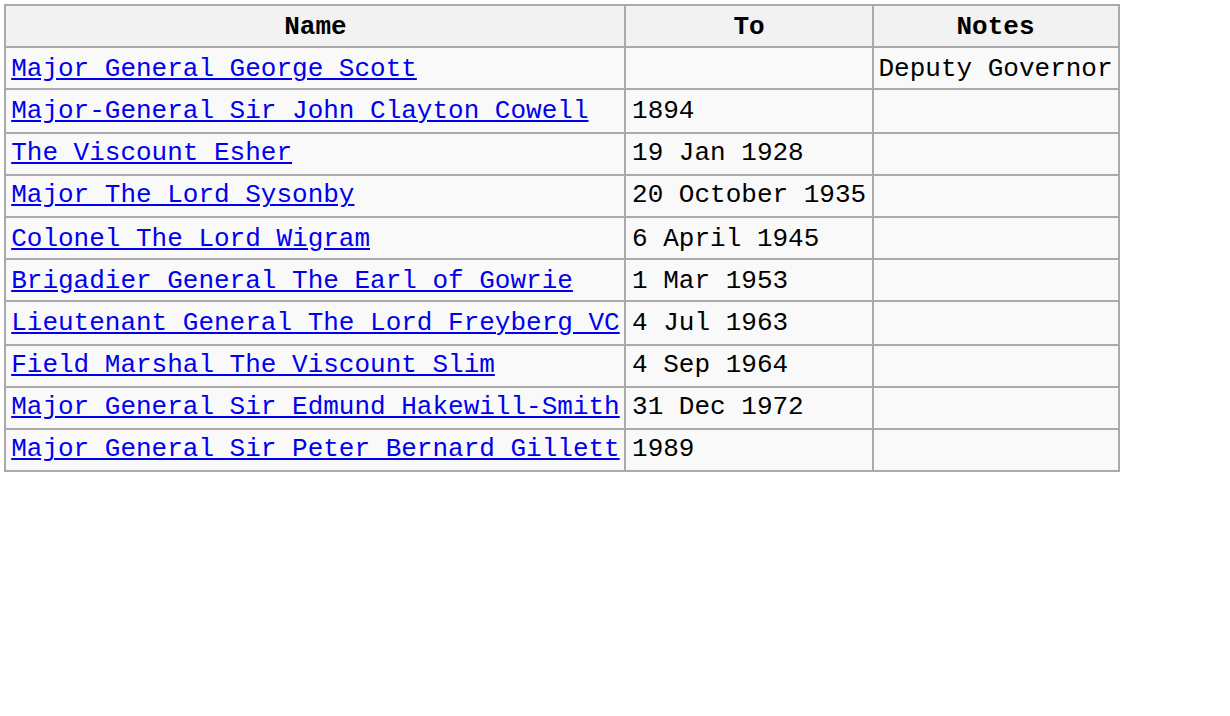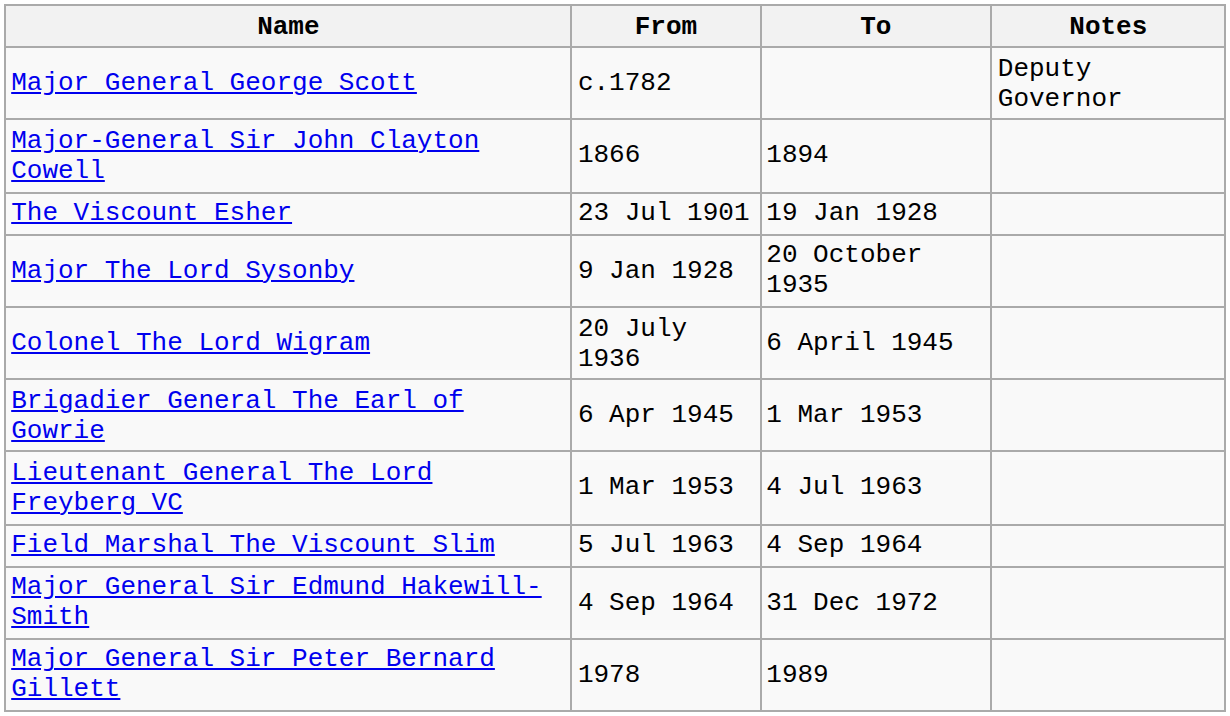+ column: (666, 26)
